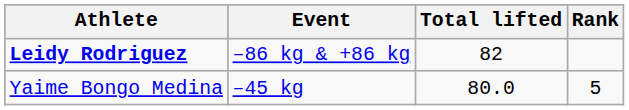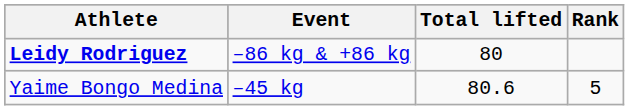(491, 54) 82 -> (491, 54) 80
(491, 88) 80.0 -> (491, 88) 80.6
